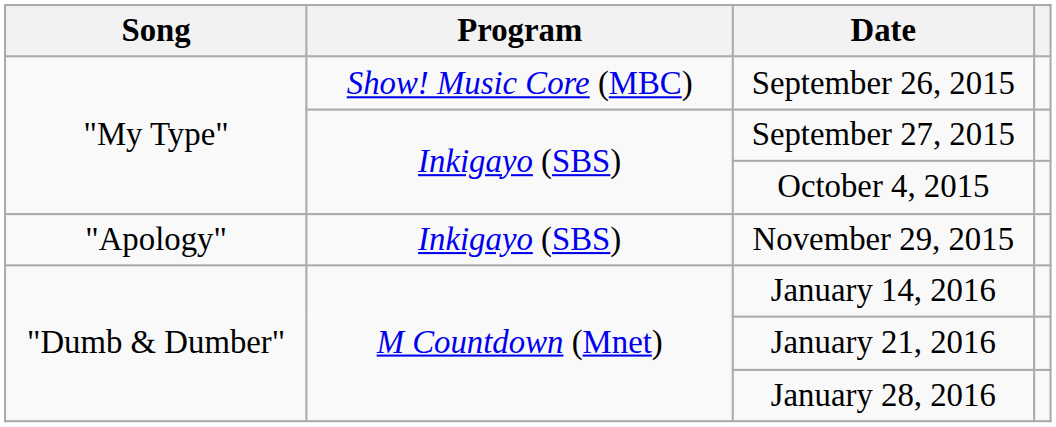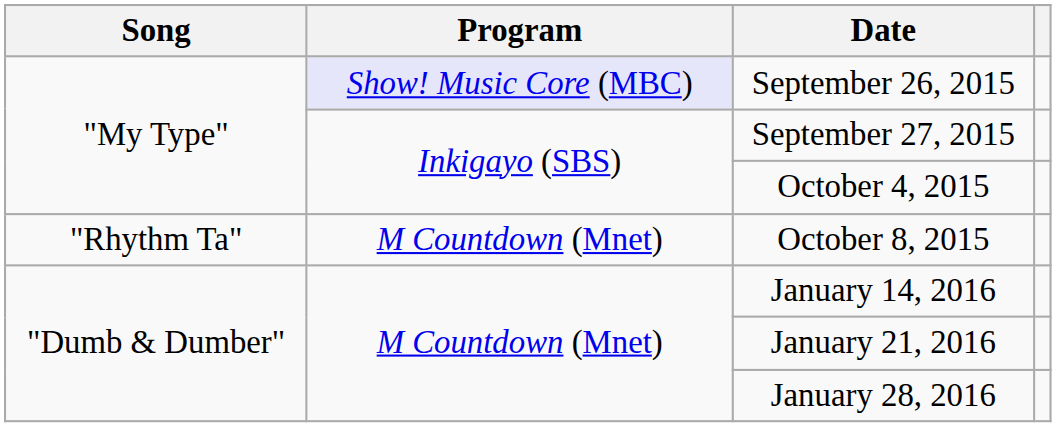(520, 82) no background -> (520, 82) lavender background
+ row: (883, 238)
- row: (883, 238)
